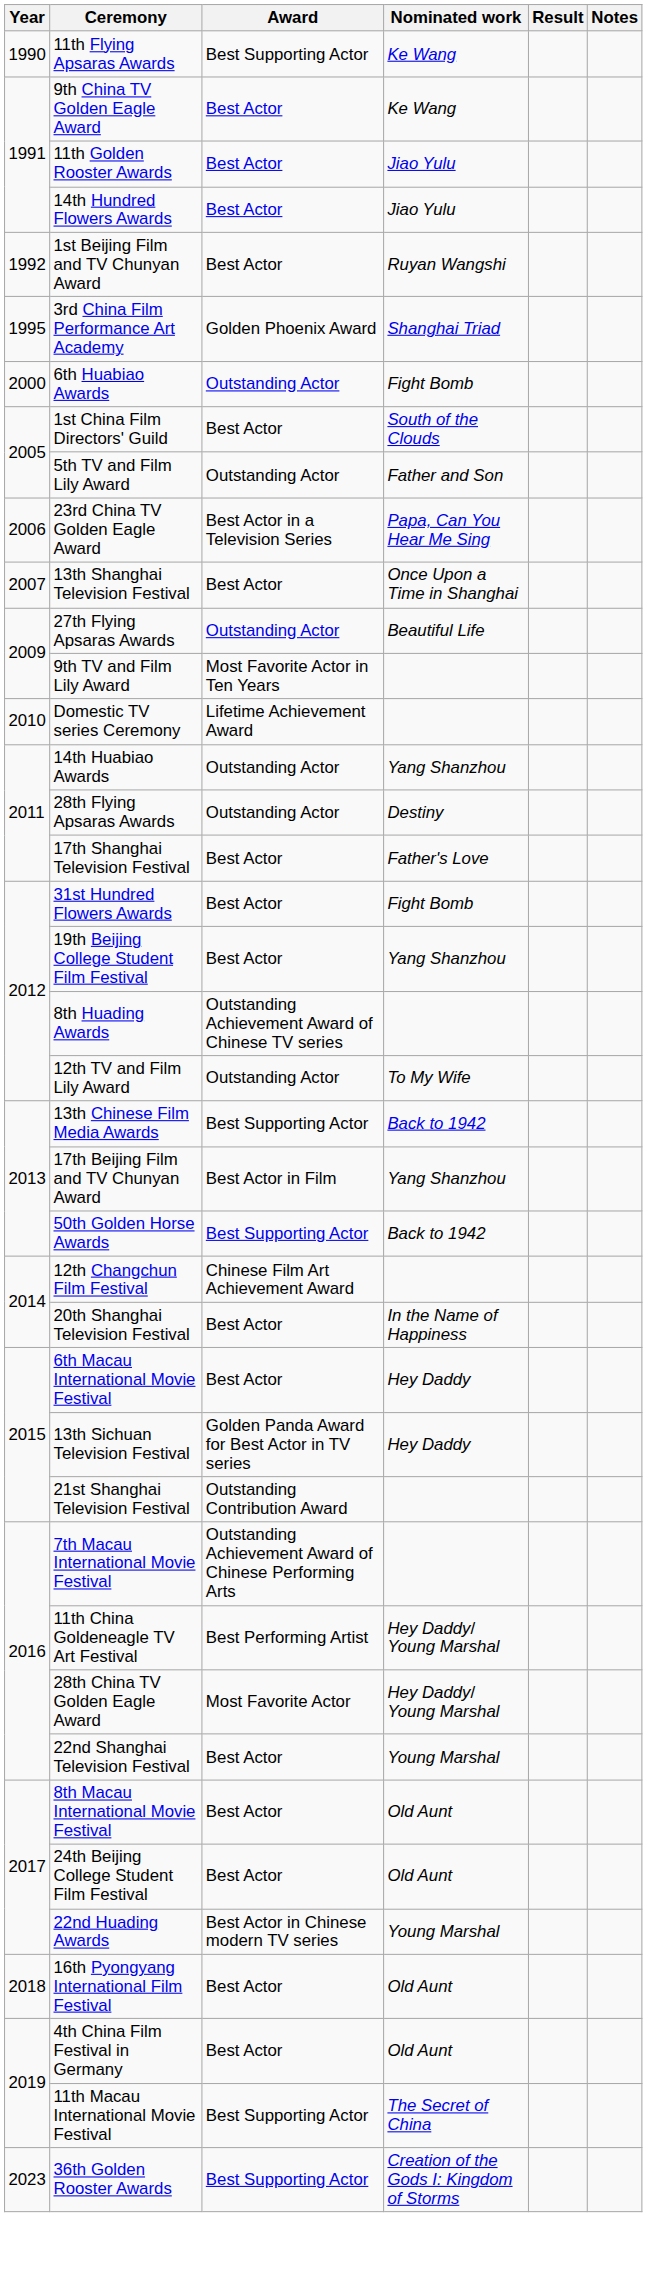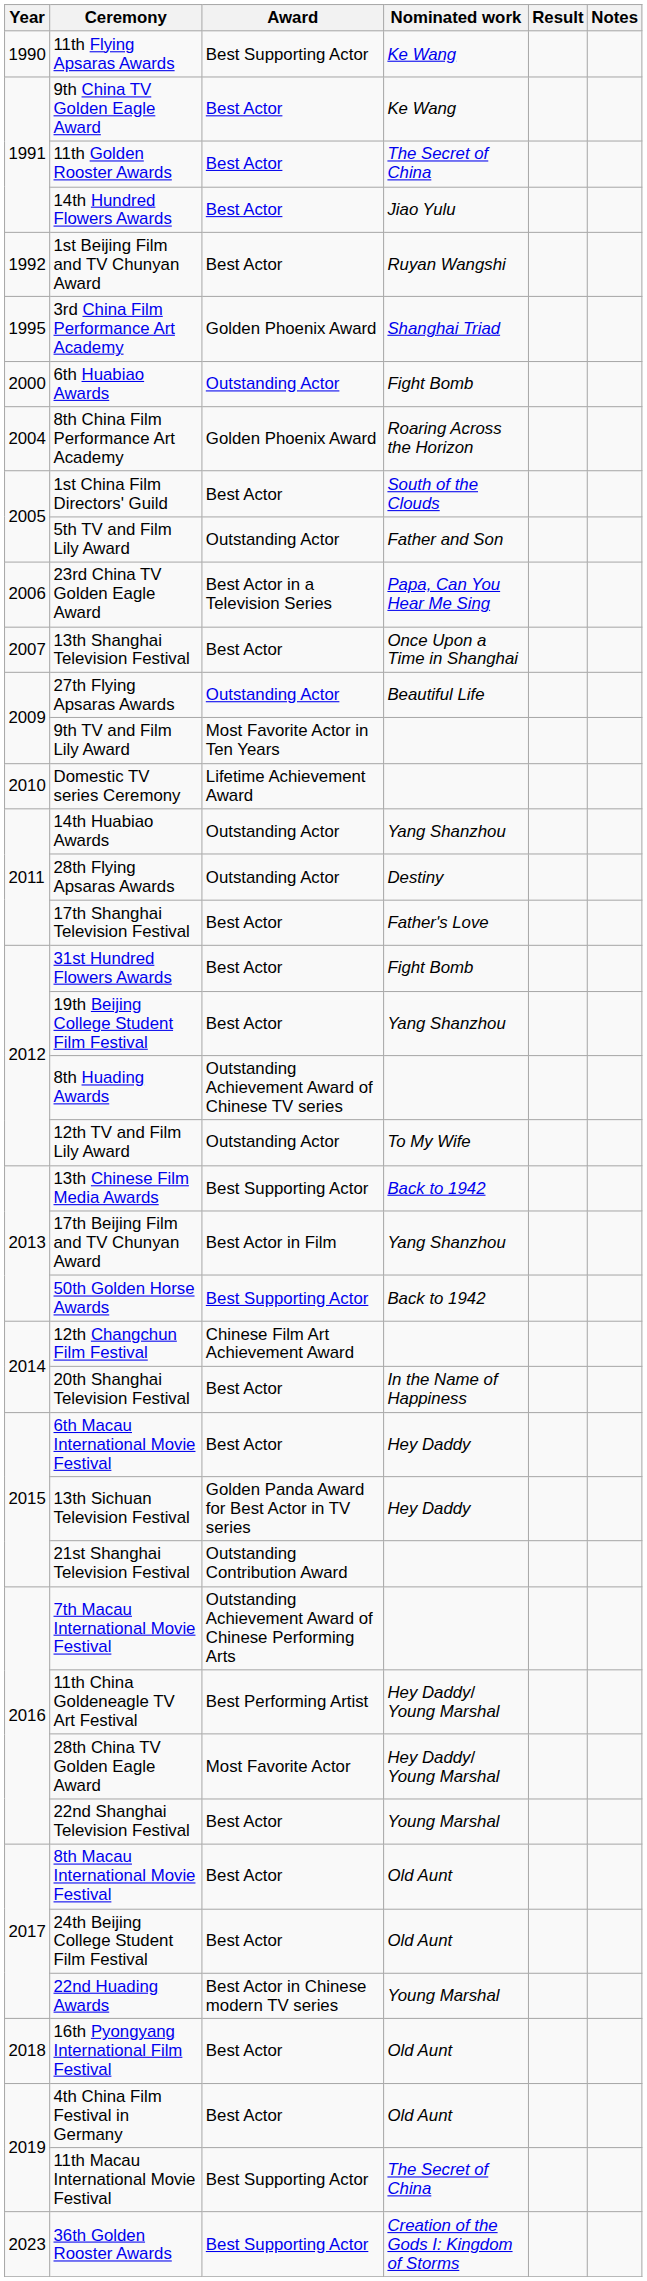(422, 163) Jiao Yulu -> (438, 163) The Secret of China
+ row: (114, 438)
